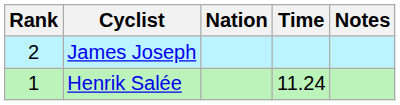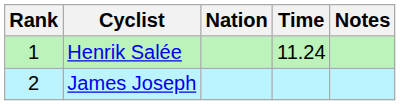rows swapped: (125, 83) <-> (132, 52)
